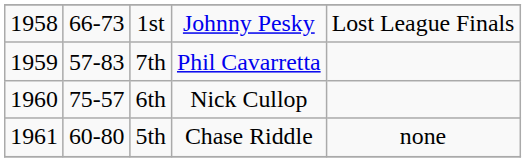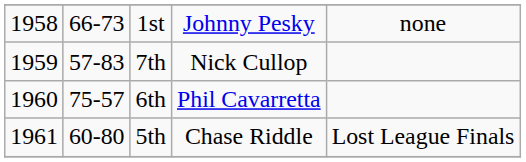(423, 23) Lost League Finals -> (423, 23) none
(249, 61) Phil Cavarretta -> (249, 61) Nick Cullop
(249, 99) Nick Cullop -> (249, 99) Phil Cavarretta
(423, 136) none -> (423, 136) Lost League Finals
